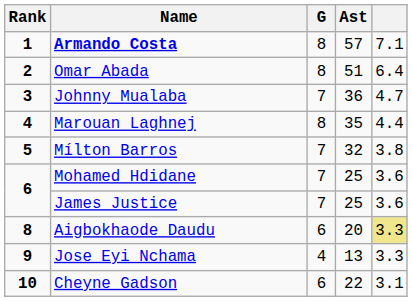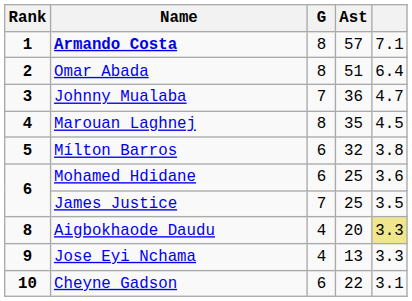(390, 124) 4.4 -> (390, 124) 4.5
(322, 150) 7 -> (322, 150) 6
(322, 177) 7 -> (322, 177) 6
(390, 203) 3.6 -> (390, 203) 3.5
(322, 230) 6 -> (322, 230) 4
